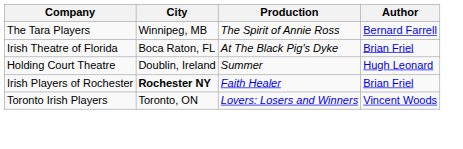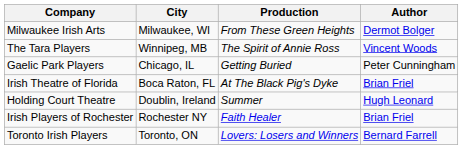+ row: (56, 30)
(400, 30) Bernard Farrell -> (400, 48) Vincent Woods
+ row: (55, 65)
(175, 83) bold -> (173, 118) normal
(400, 100) Vincent Woods -> (400, 135) Bernard Farrell
